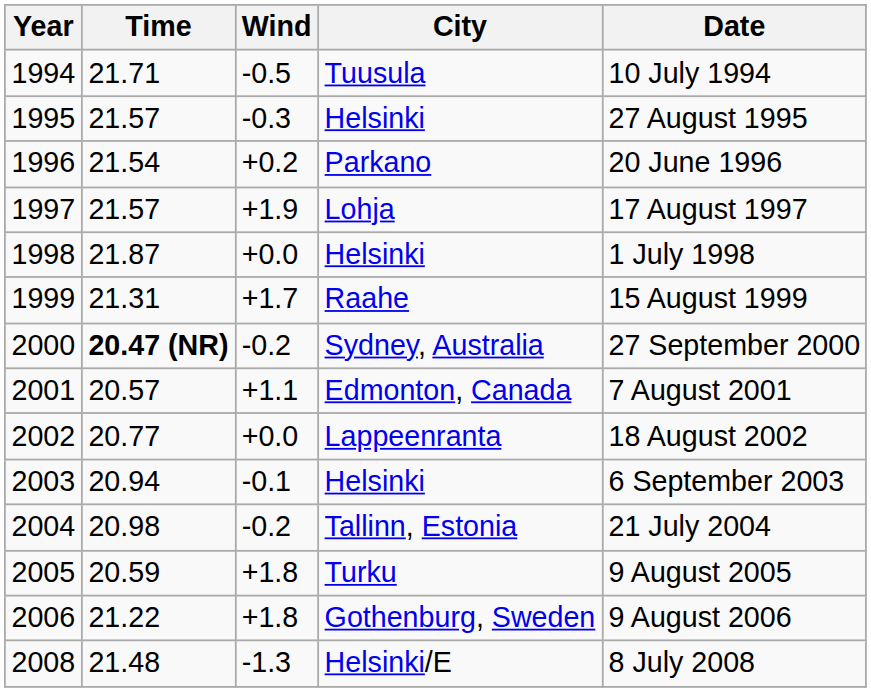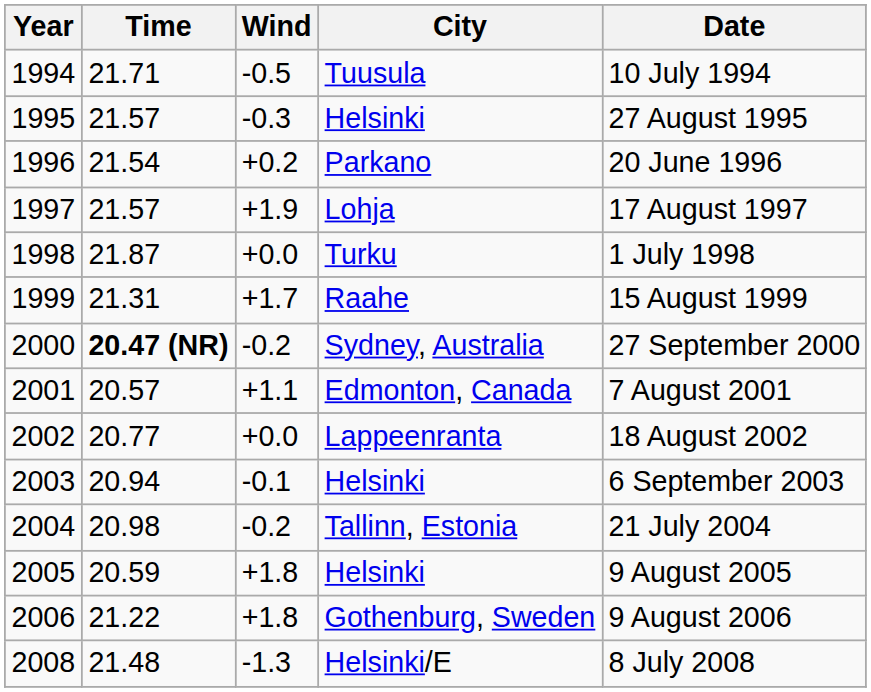(375, 254) Helsinki -> (361, 254) Turku
(361, 572) Turku -> (375, 572) Helsinki
